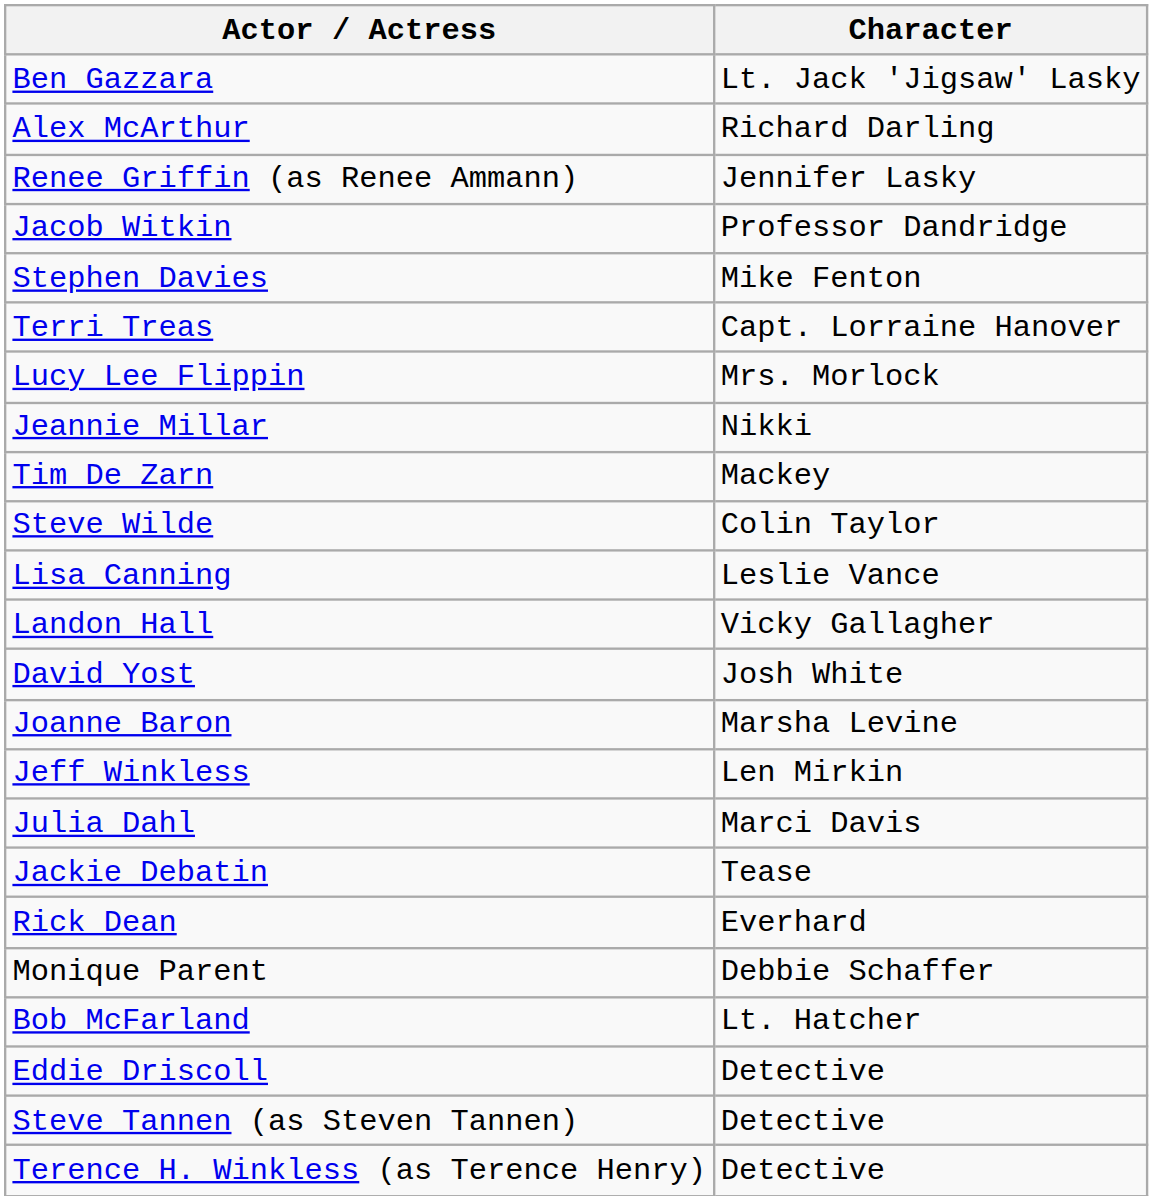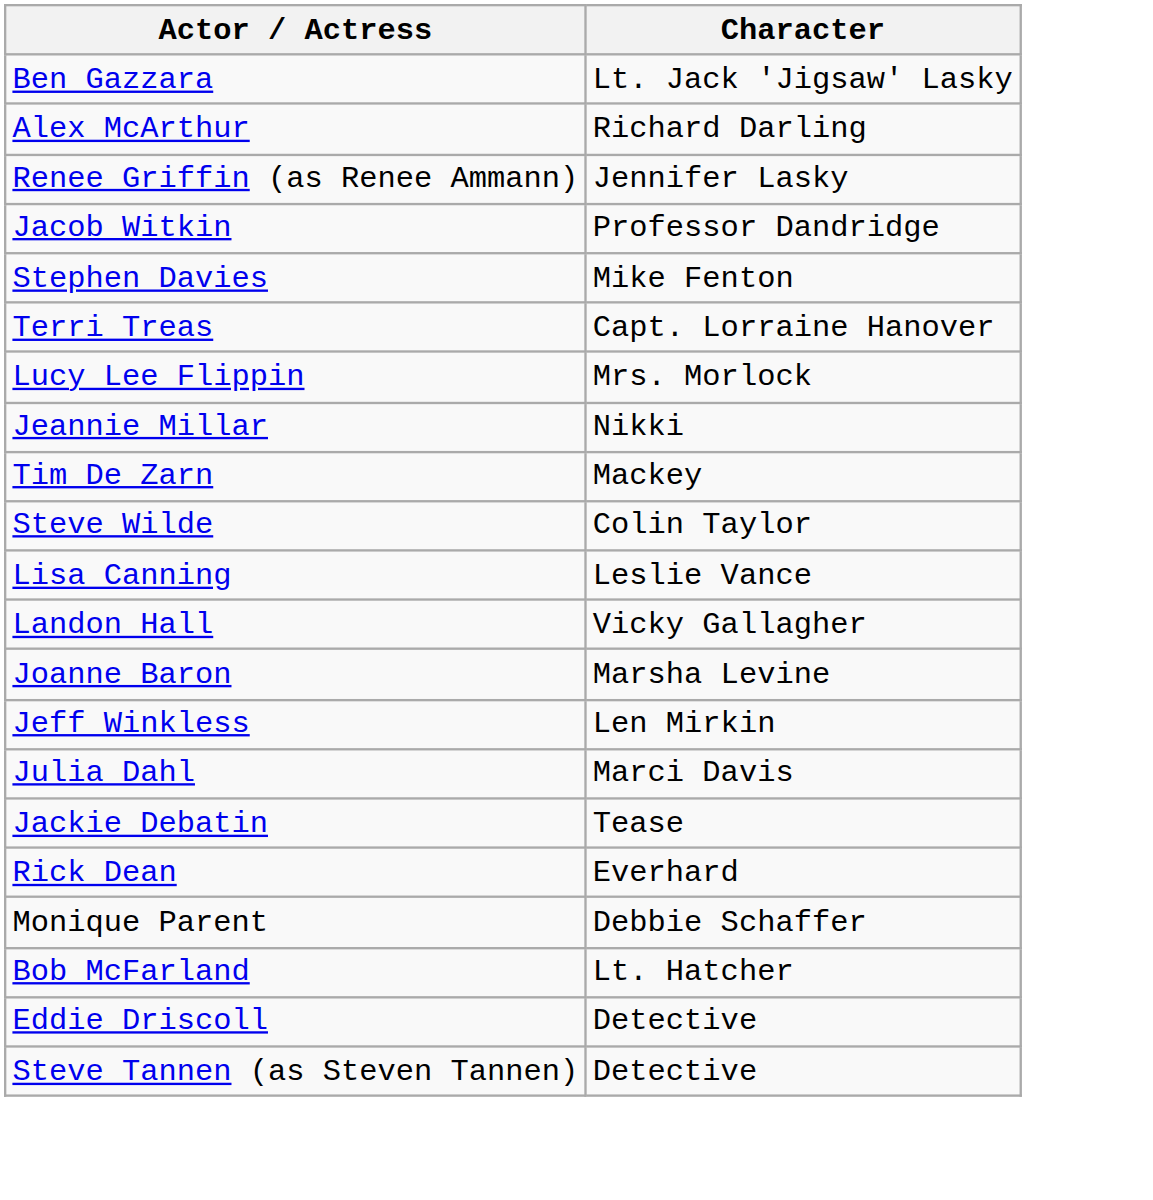- row: (104, 674)
- row: (359, 1170)
